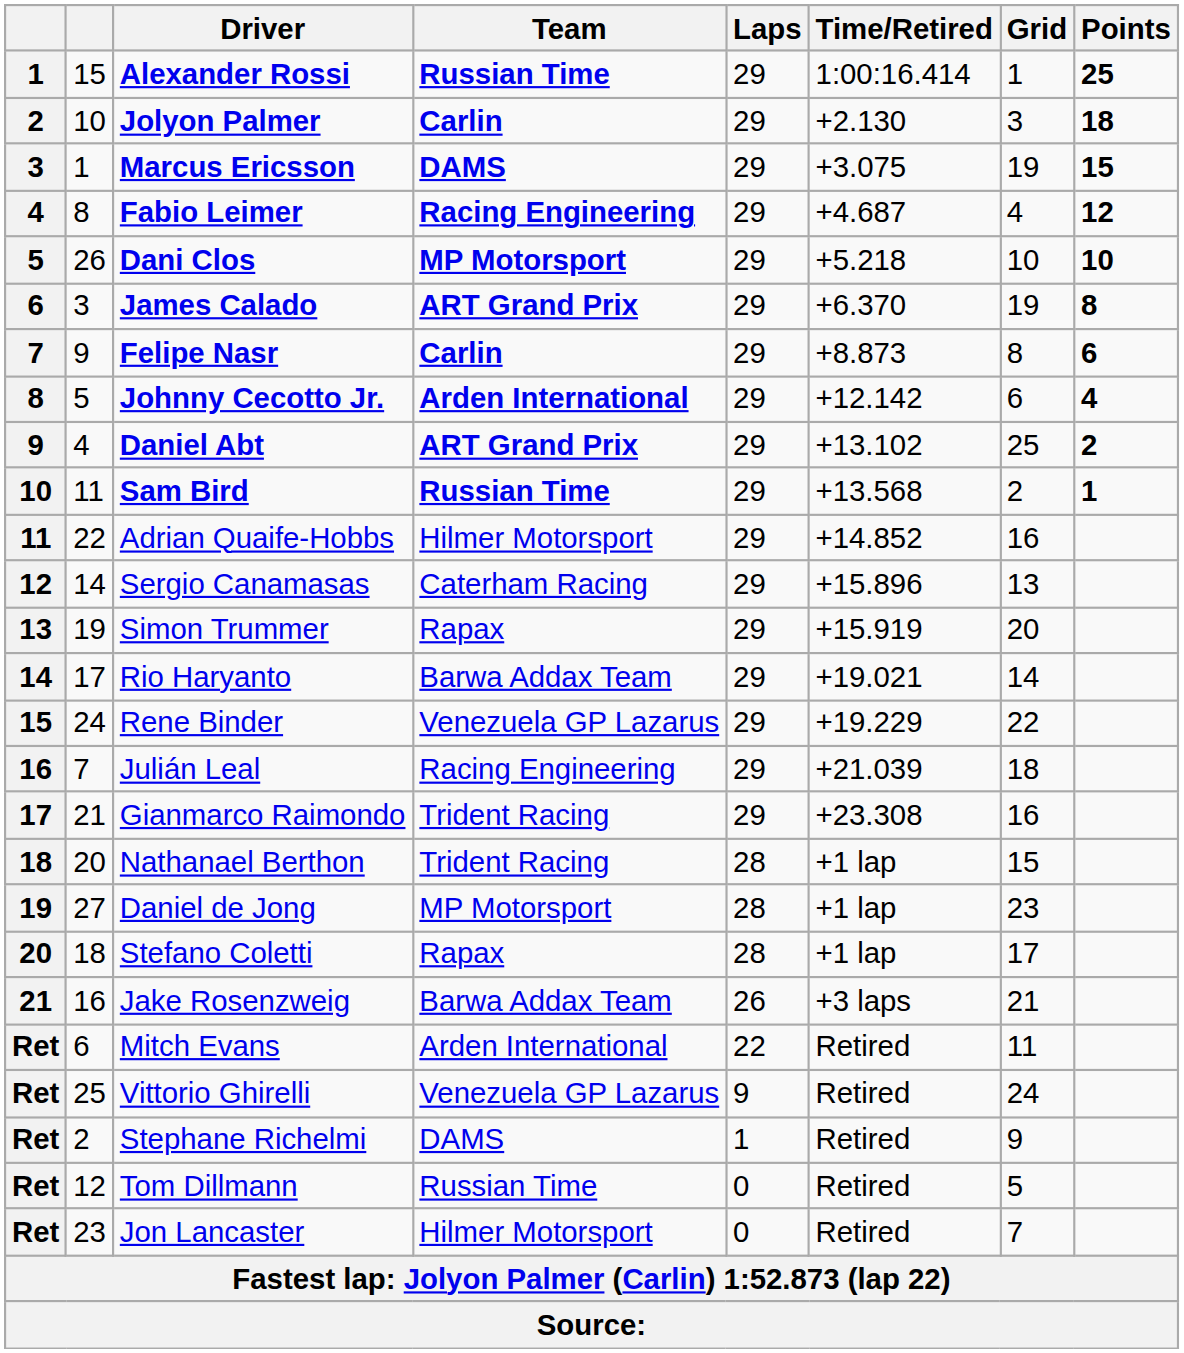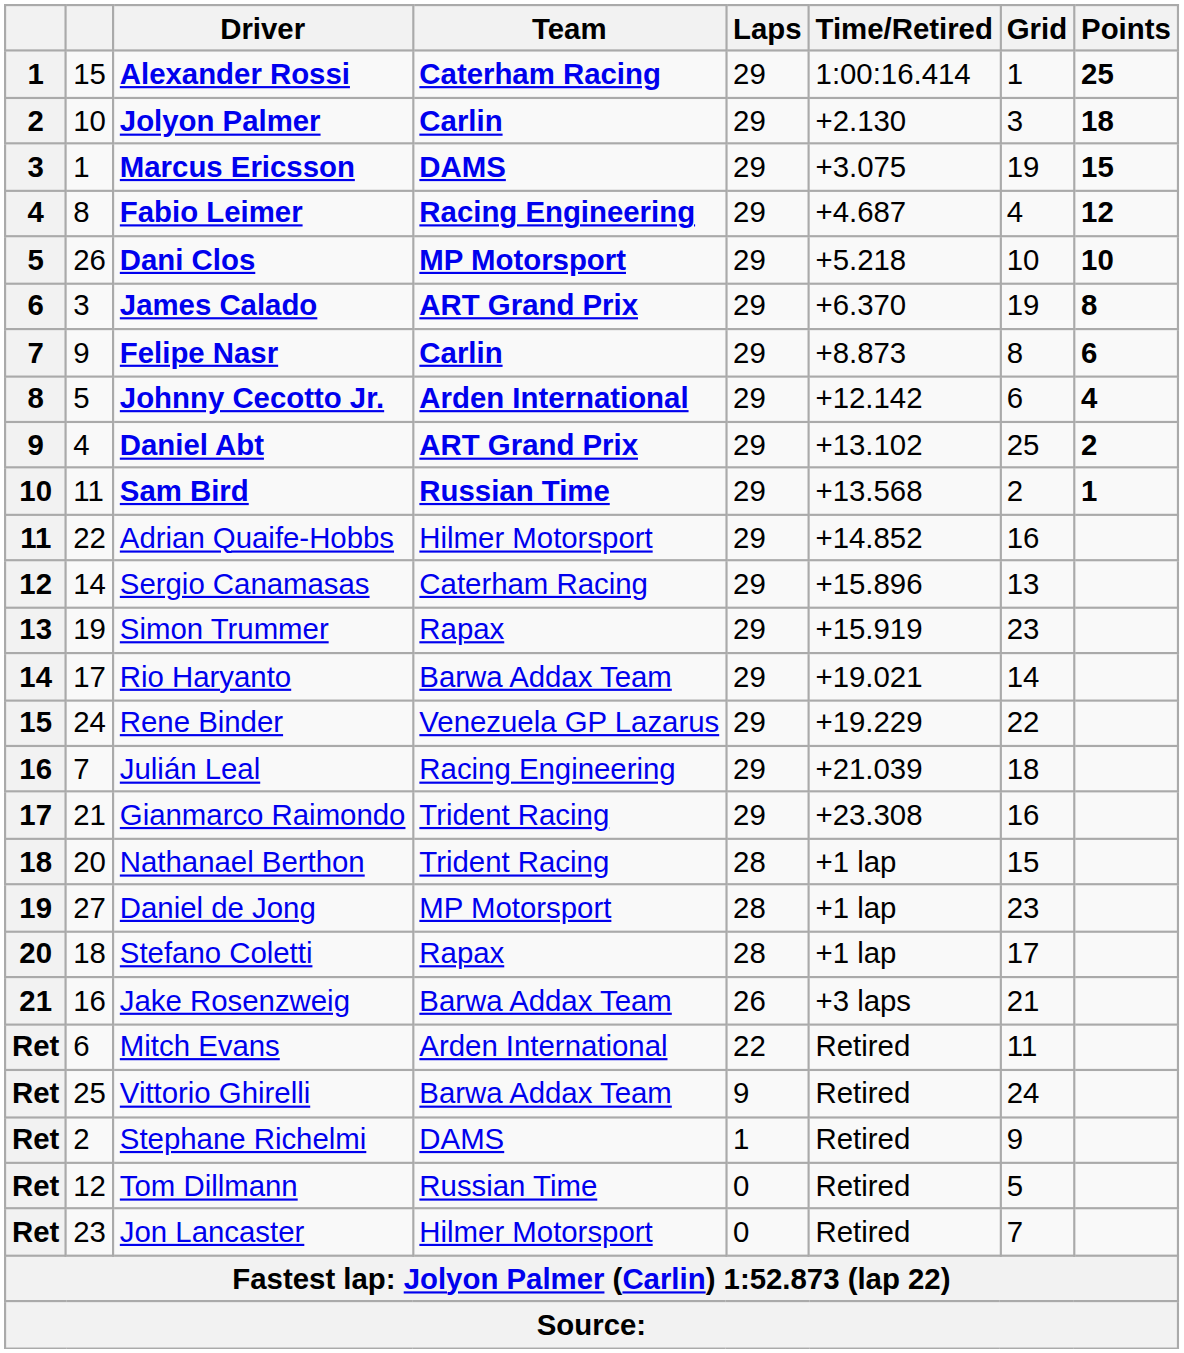(515, 74) Russian Time -> (540, 74) Caterham Racing
(1023, 630) 20 -> (1023, 630) 23
(569, 1093) Venezuela GP Lazarus -> (546, 1093) Barwa Addax Team
